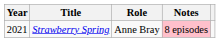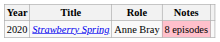(17, 29) 2021 -> (17, 29) 2020
